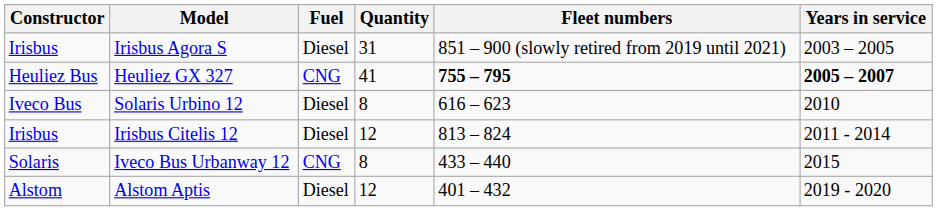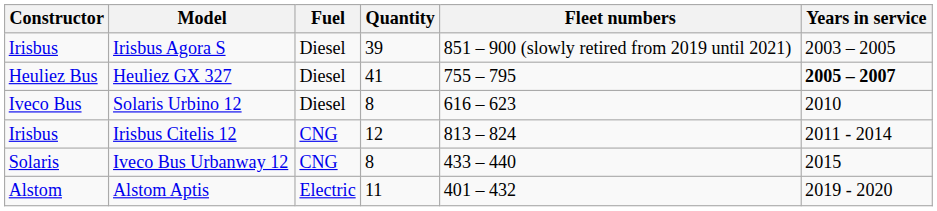(368, 47) 31 -> (374, 47) 39
(322, 76) CNG -> (323, 76) Diesel
(475, 76) bold -> (480, 76) normal
(326, 133) Diesel -> (319, 133) CNG
(326, 190) Diesel -> (328, 190) Electric
(368, 190) 12 -> (374, 190) 11
